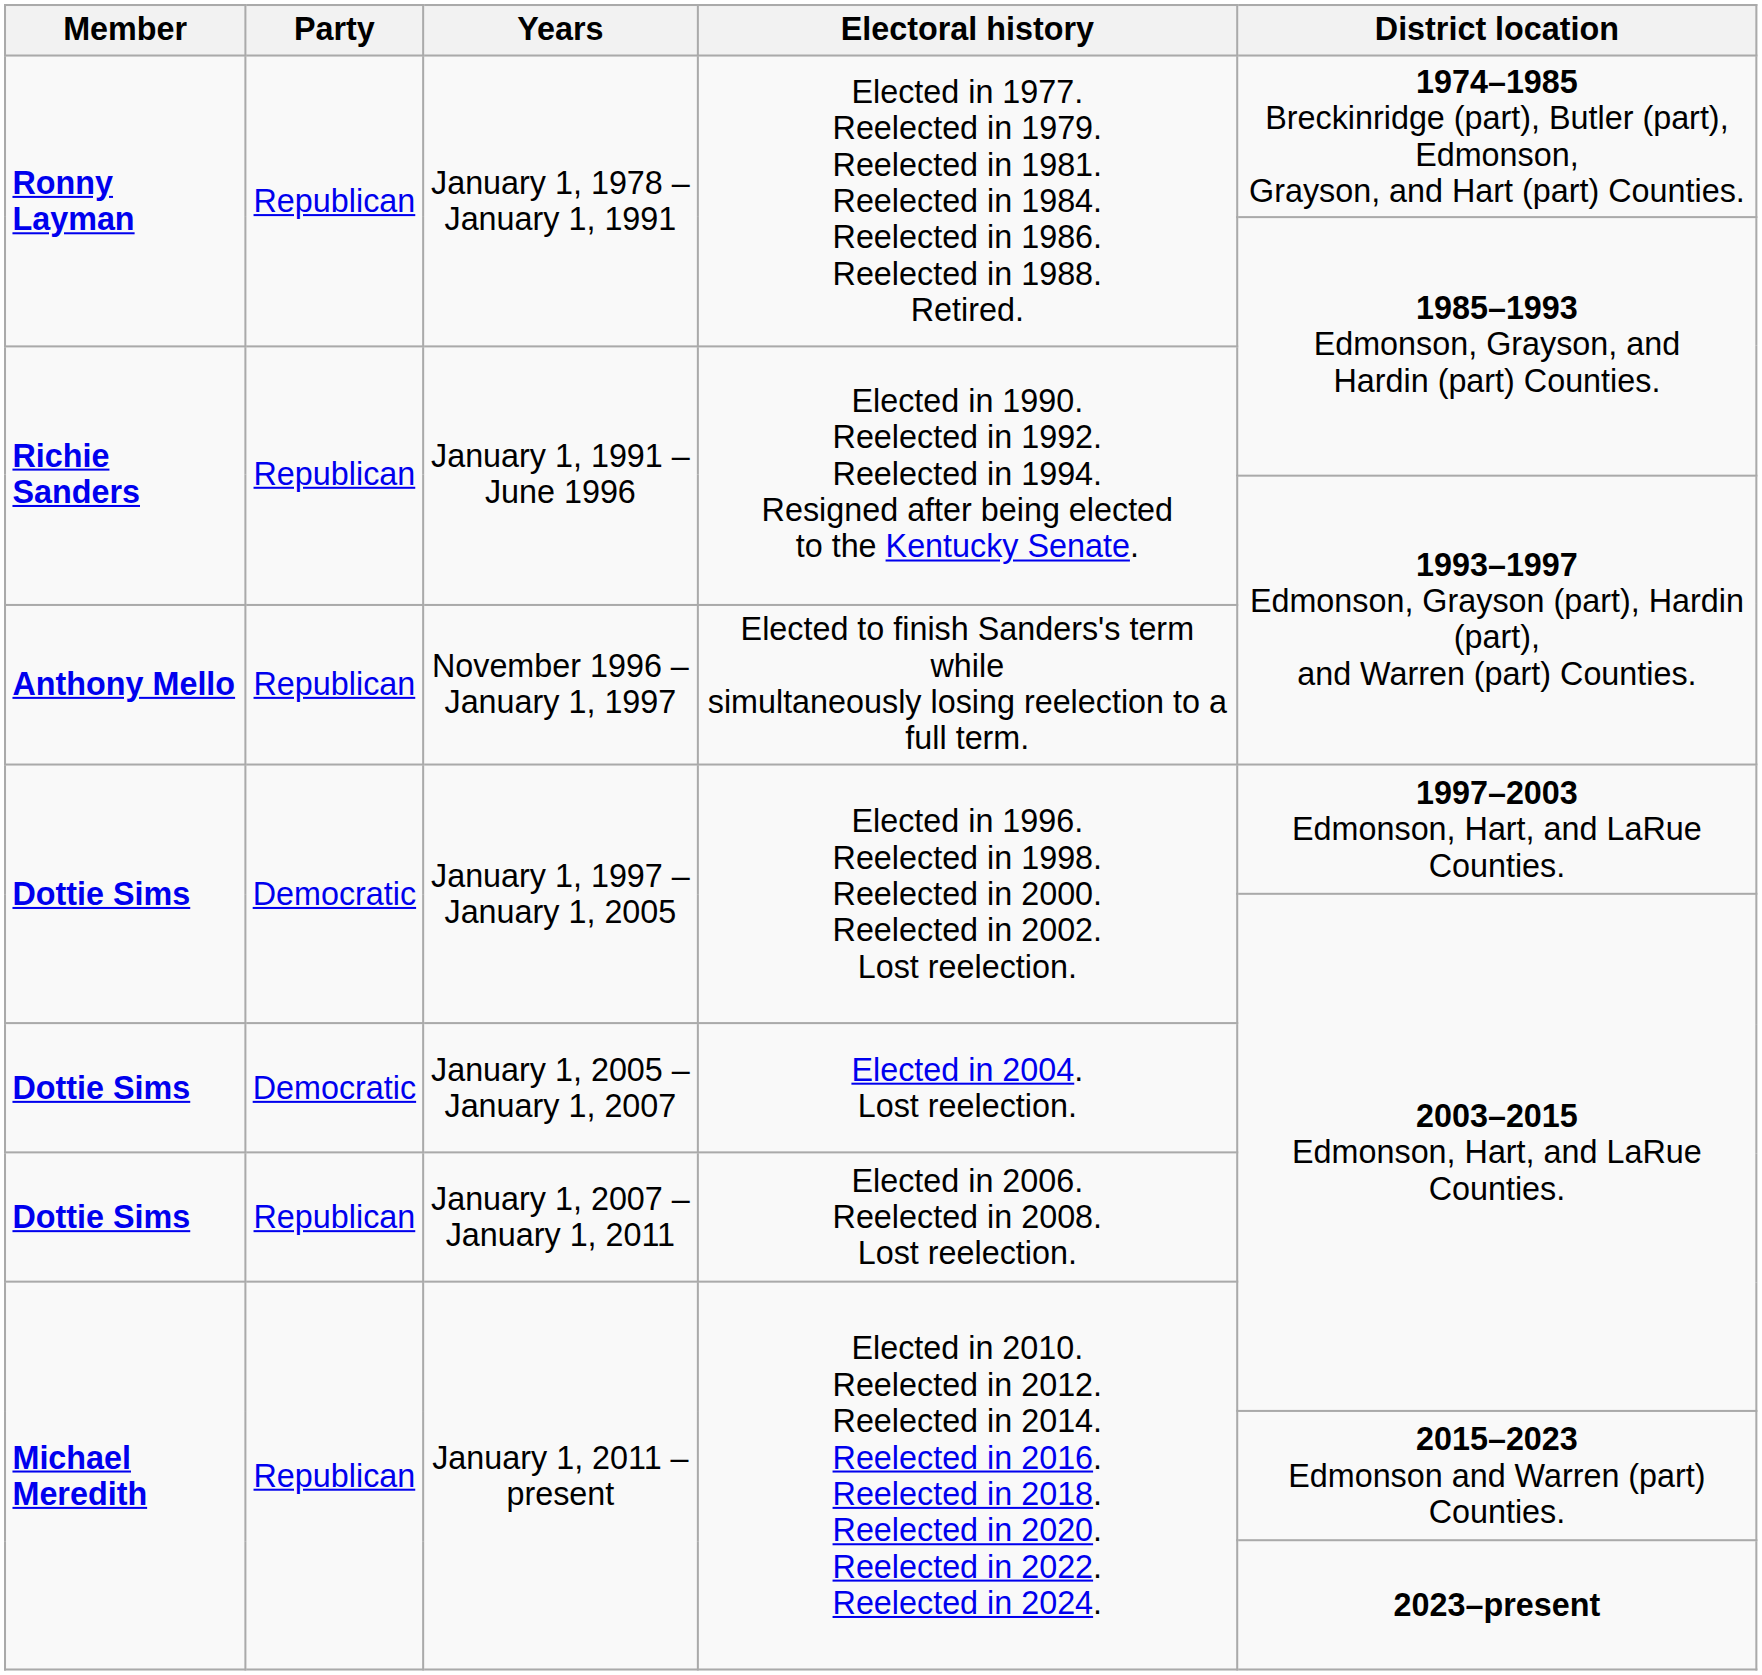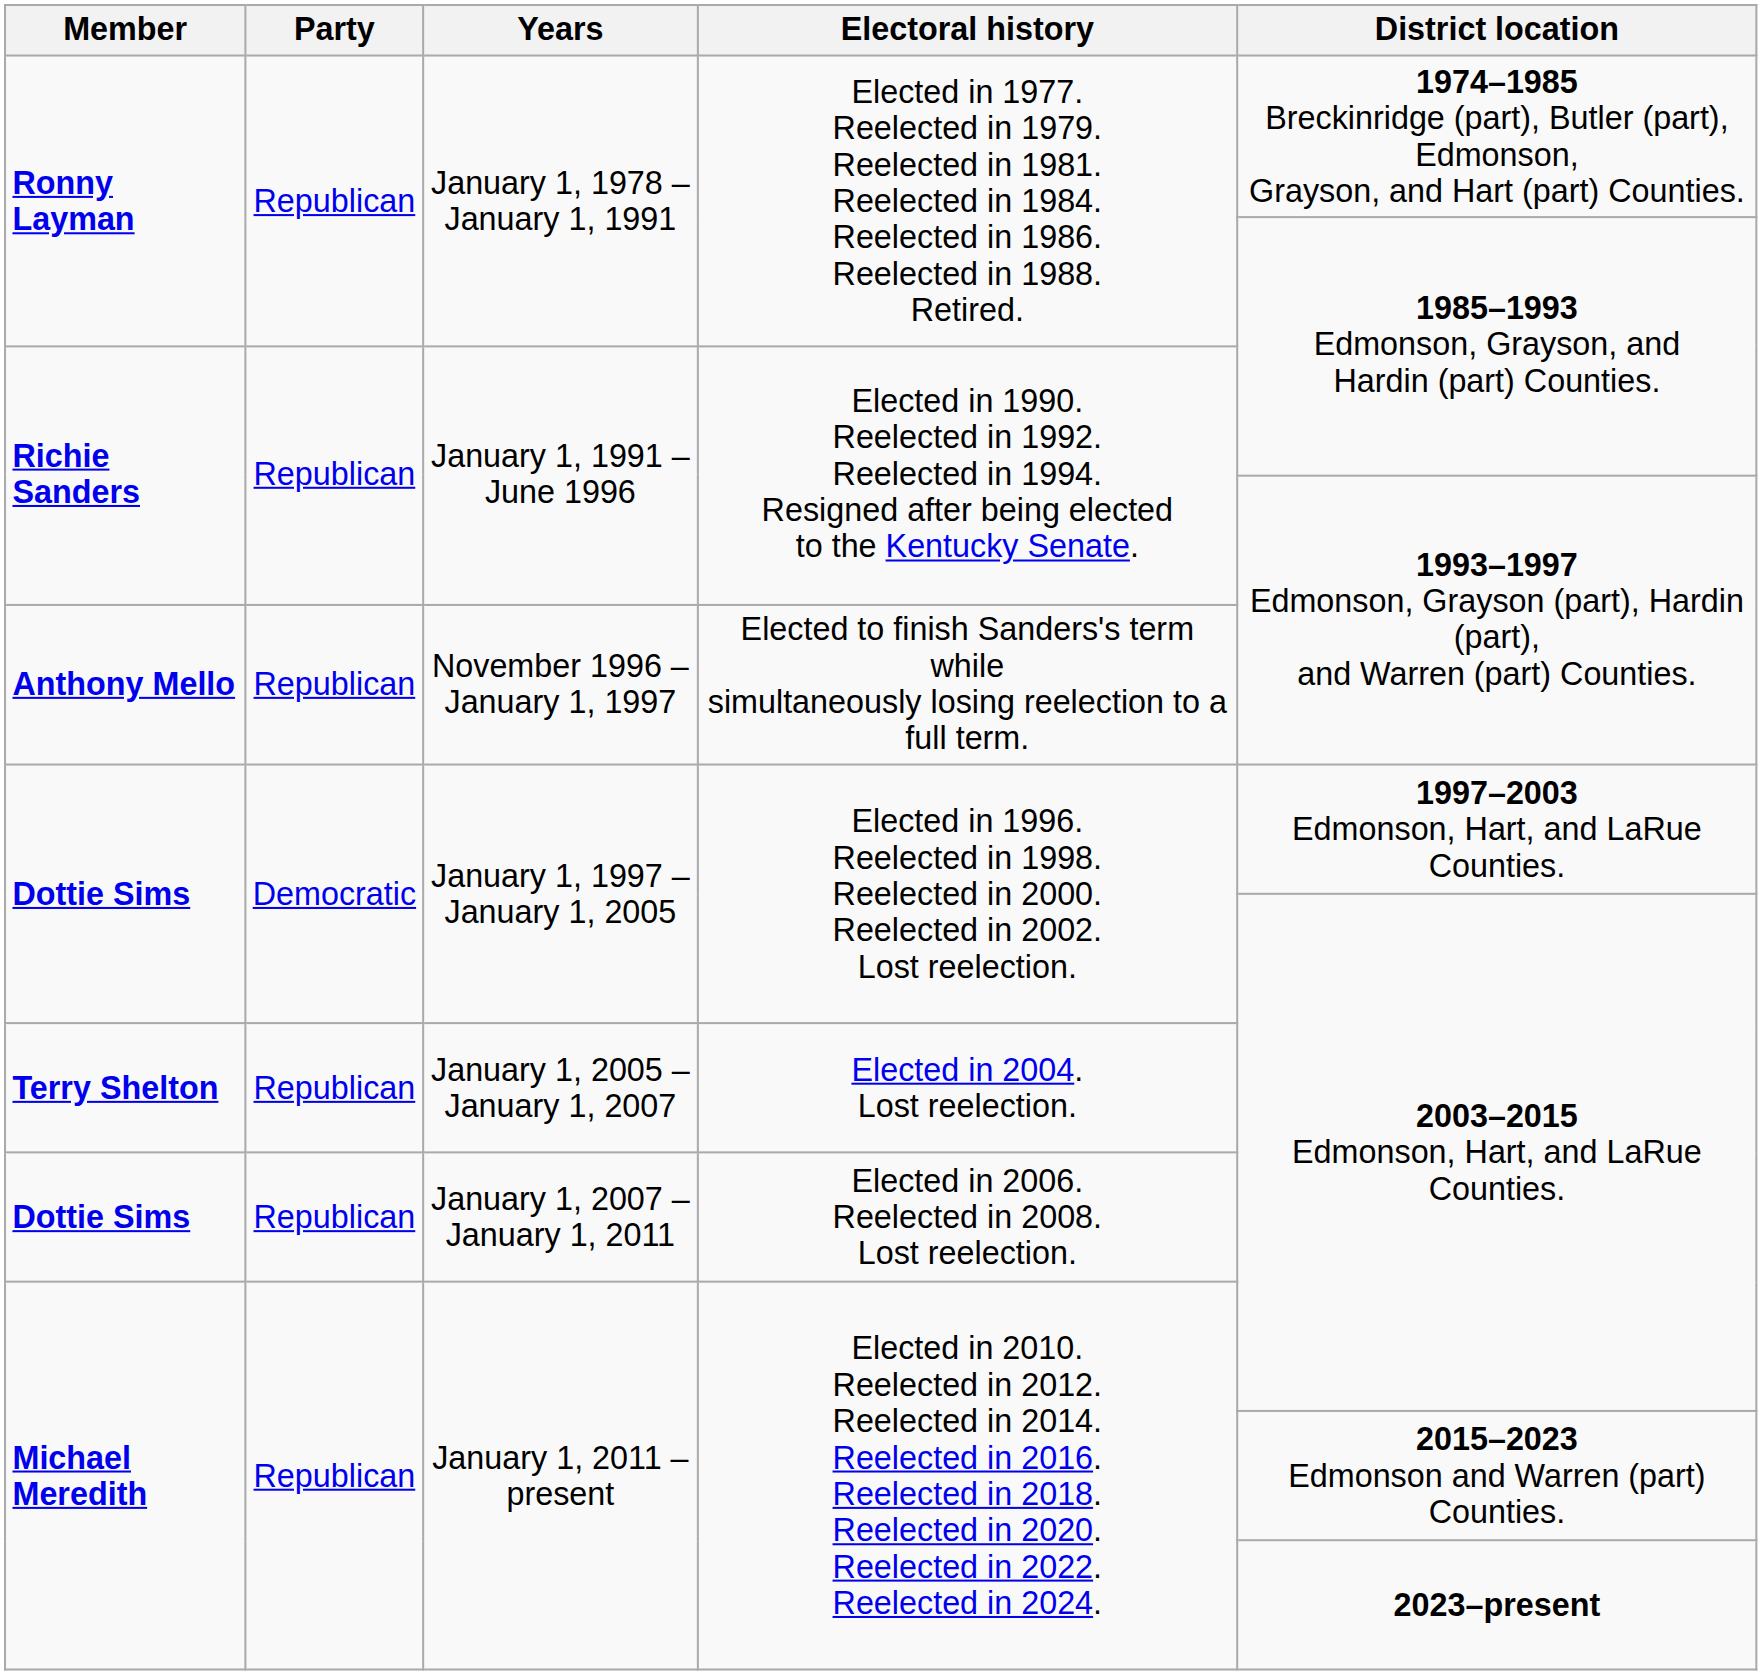(101, 1087) Dottie Sims -> (115, 1087) Terry Shelton
(334, 1087) Democratic -> (334, 1087) Republican
